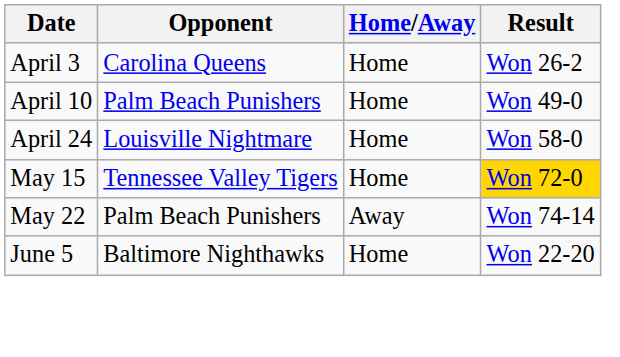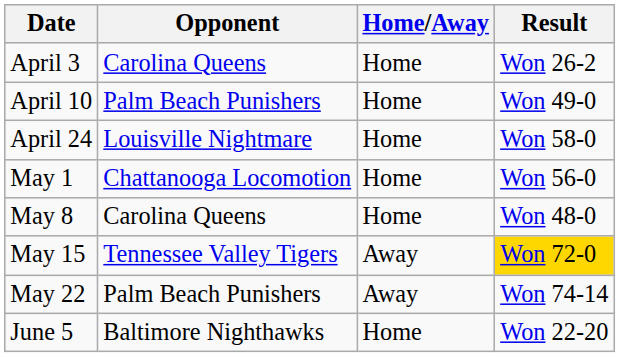+ row: (42, 178)
+ row: (42, 216)
(379, 178) Home -> (390, 255) Away
